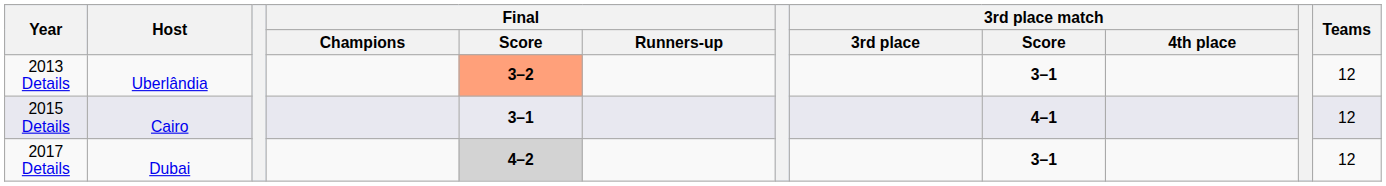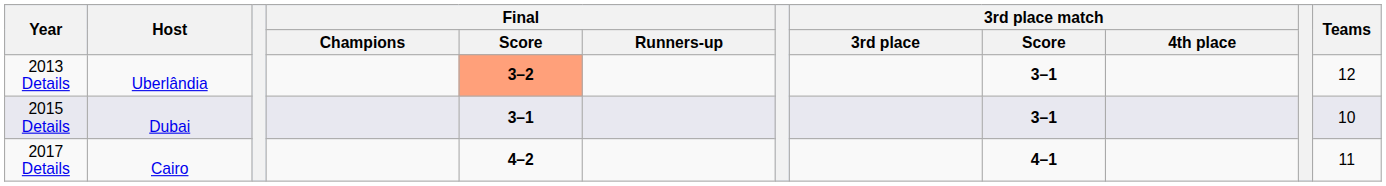(170, 127) Cairo -> (170, 127) Dubai
(1044, 118) 4–1 -> (1044, 118) 3–1
(1347, 118) 12 -> (1347, 118) 10
(170, 169) Dubai -> (170, 169) Cairo
(521, 160) lightgrey background -> (521, 160) no background
(1044, 160) 3–1 -> (1044, 160) 4–1
(1347, 160) 12 -> (1347, 160) 11
